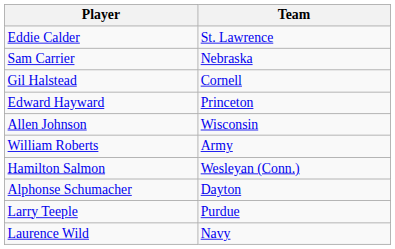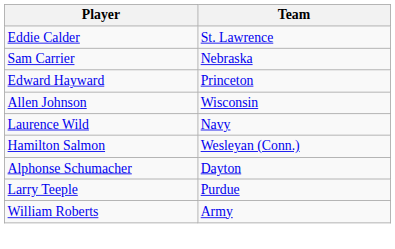- row: (42, 80)
rows swapped: (53, 146) <-> (48, 233)
